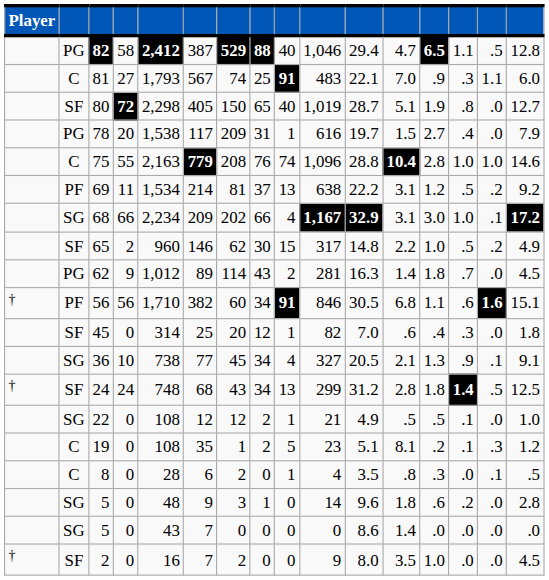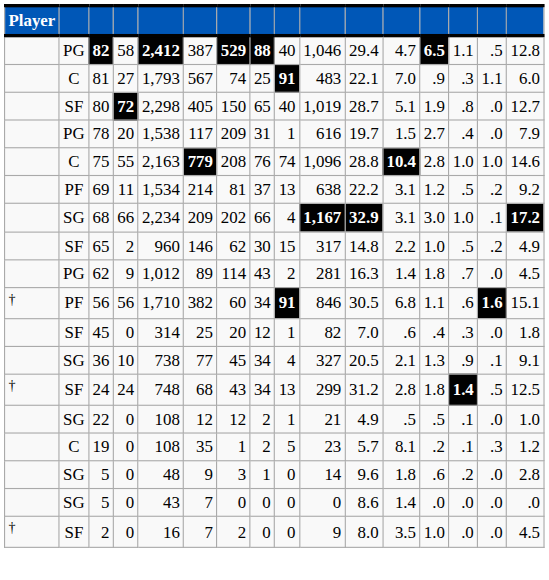(368, 447) 5.1 -> (368, 447) 5.7
- row: (105, 474)
